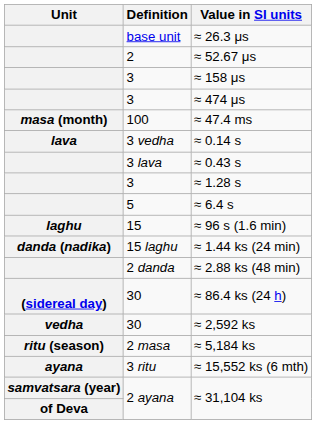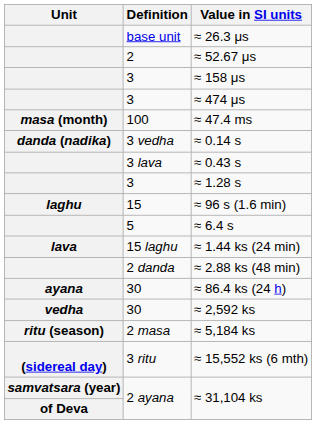(64, 141) lava -> (64, 141) danda (nadika)
rows swapped: (130, 204) <-> (134, 225)
(64, 246) danda (nadika) -> (64, 246) lava
(64, 303) (sidereal day) -> (64, 288) ayana
(64, 366) ayana -> (64, 366) (sidereal day)
